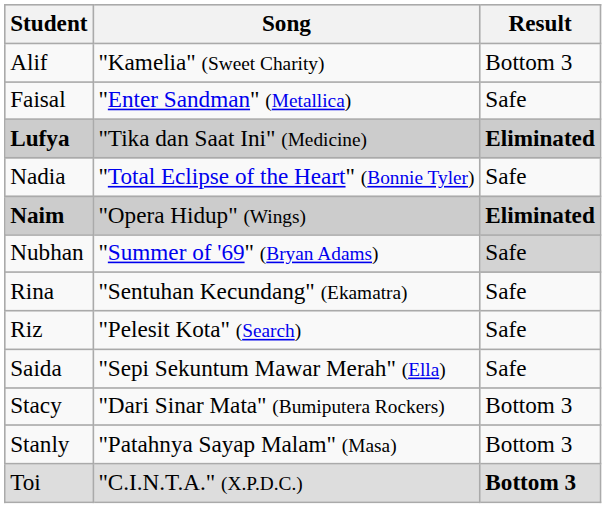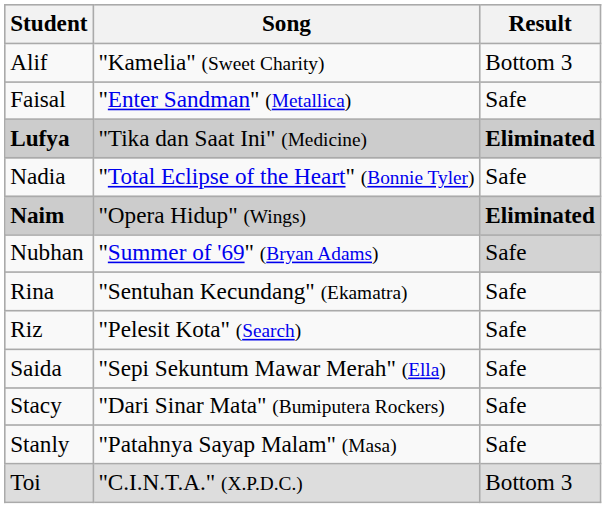(529, 406) Bottom 3 -> (506, 406) Safe
(529, 444) Bottom 3 -> (506, 444) Safe
(531, 482) bold -> (529, 482) normal
